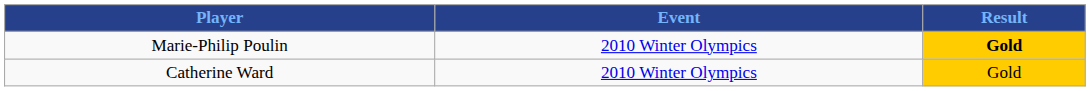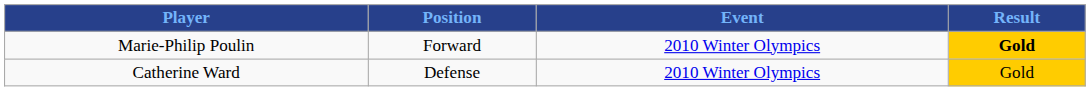+ column: (452, 18)
